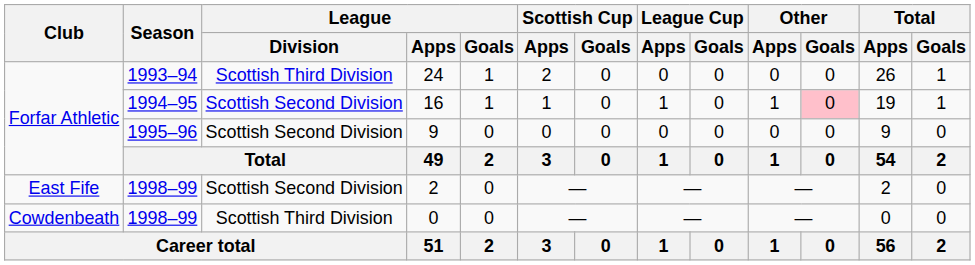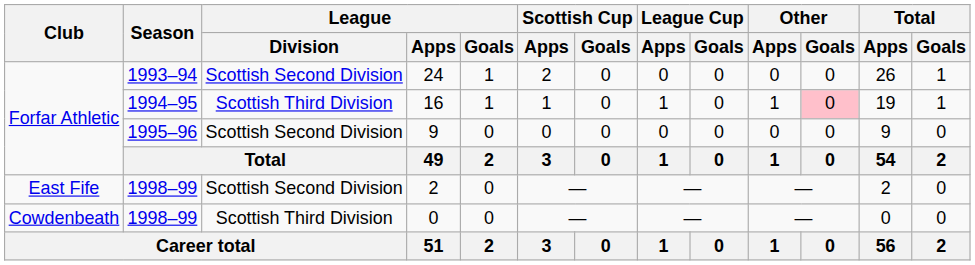(304, 75) Scottish Third Division -> (304, 75) Scottish Second Division
(304, 103) Scottish Second Division -> (304, 103) Scottish Third Division
